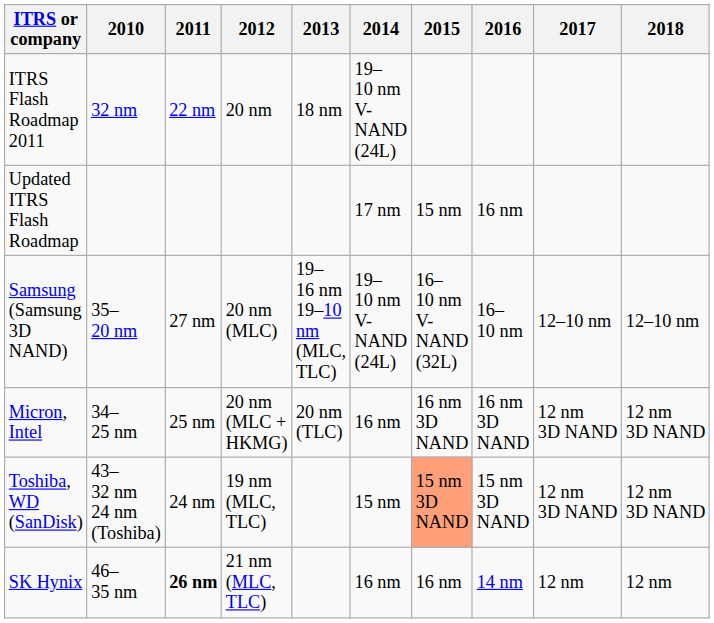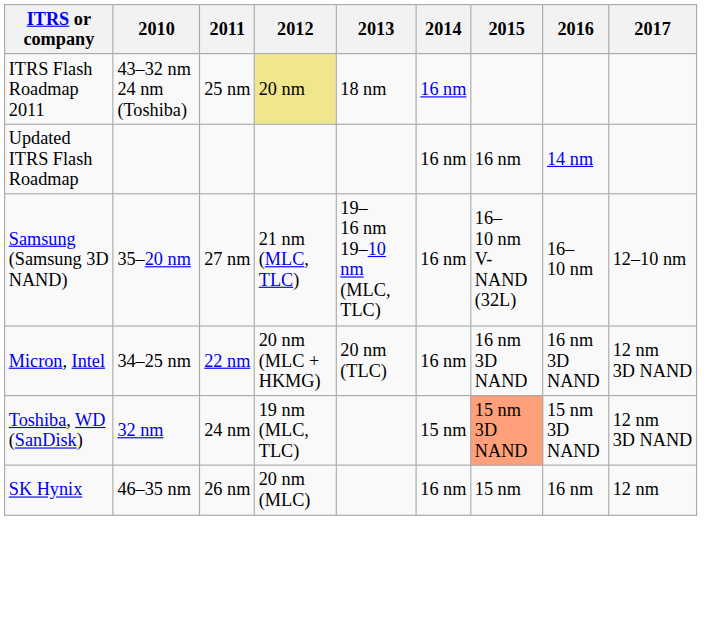- column: (666, 29)
(114, 109) 32 nm -> (154, 88) 43–32 nm 24 nm (Toshiba)
(192, 109) 22 nm -> (227, 88) 25 nm
(249, 109) no background -> (282, 88) khaki background
(381, 109) 19–10 nm V-NAND (24L) -> (443, 88) 16 nm
(378, 210) 17 nm -> (443, 158) 16 nm
(439, 210) 15 nm -> (498, 158) 16 nm
(500, 210) 16 nm -> (570, 158) 14 nm
(252, 321) 20 nm (MLC) -> (284, 259) 21 nm (MLC, TLC)
(381, 321) 19–10 nm V-NAND (24L) -> (443, 259) 16 nm
(192, 421) 25 nm -> (227, 360) 22 nm
(126, 502) 43–32 nm 24 nm (Toshiba) -> (140, 430) 32 nm
(193, 582) bold -> (227, 490) normal
(251, 582) 21 nm (MLC, TLC) -> (285, 490) 20 nm (MLC)
(439, 582) 16 nm -> (498, 490) 15 nm
(500, 582) 14 nm -> (570, 490) 16 nm
